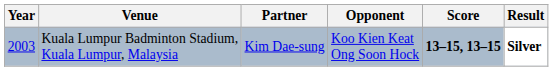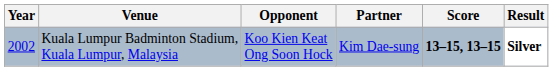columns swapped: (285, 16) <-> (375, 16)
(21, 46) 2003 -> (21, 46) 2002
